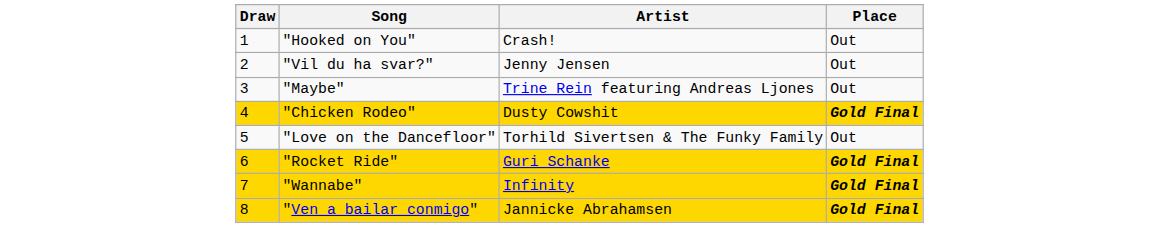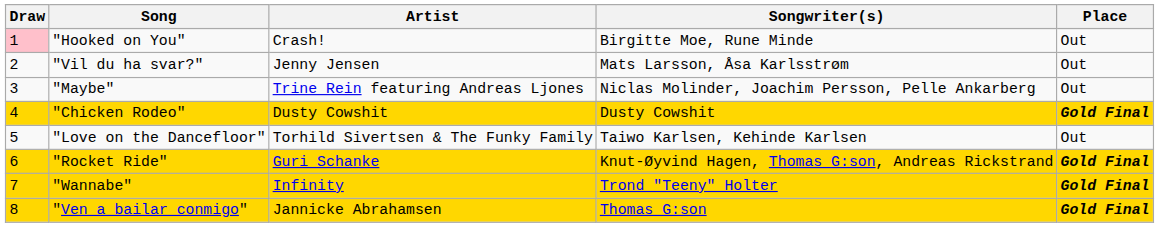+ column: (827, 17)
(244, 41) no background -> (14, 41) pink background
